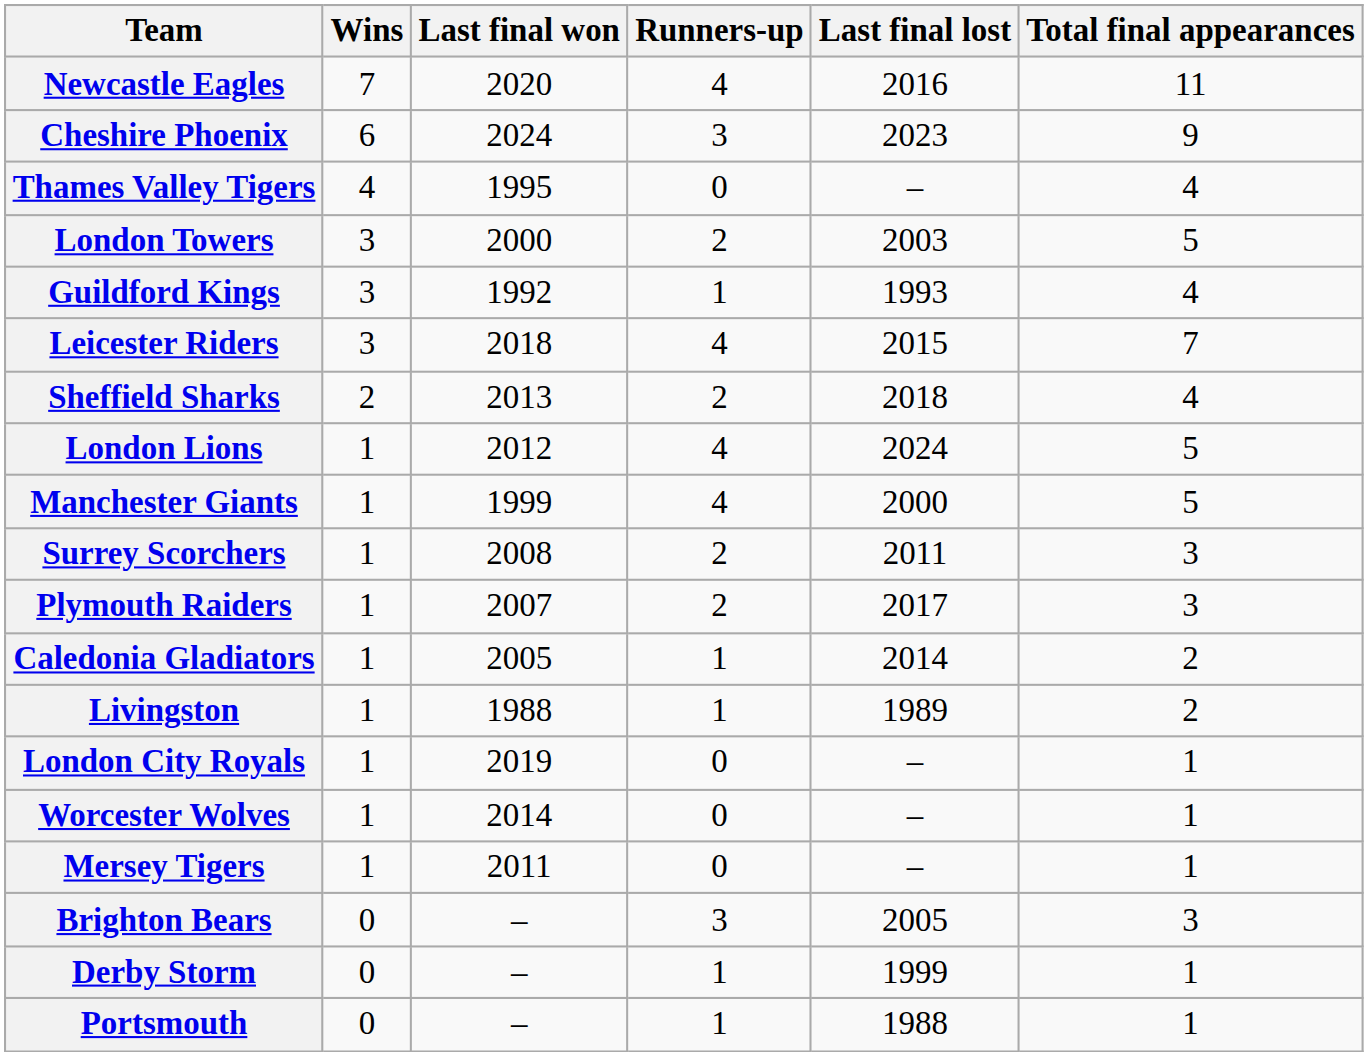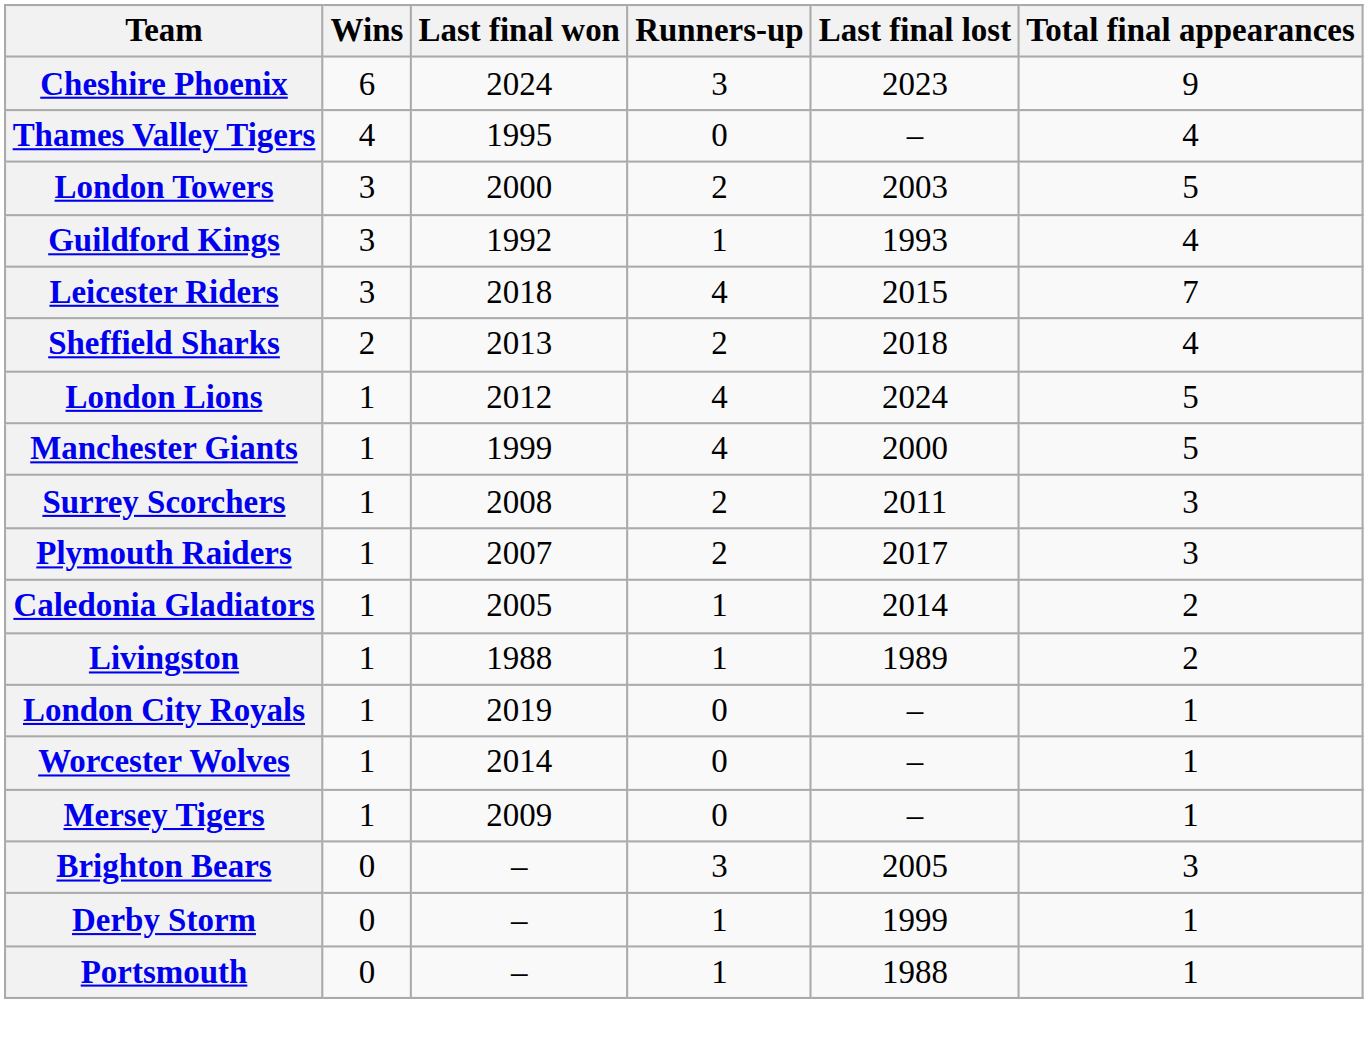- row: (164, 82)
(519, 866) 2011 -> (519, 814) 2009
